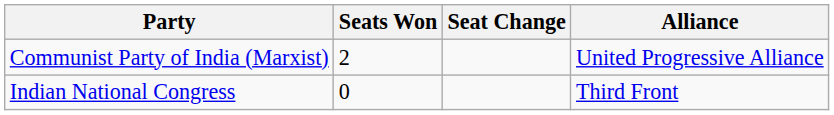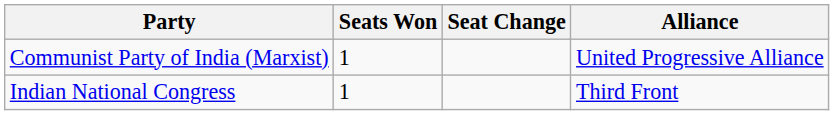(344, 57) 2 -> (344, 57) 1
(344, 92) 0 -> (344, 92) 1
